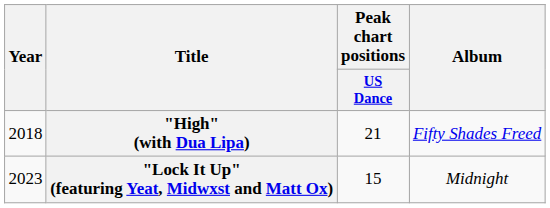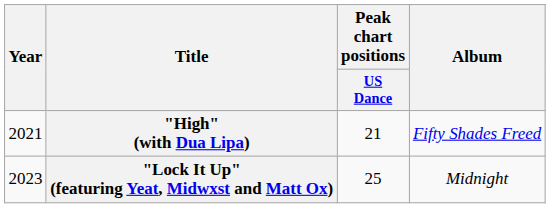(25, 133) 2018 -> (25, 133) 2021
(373, 179) 15 -> (373, 179) 25
